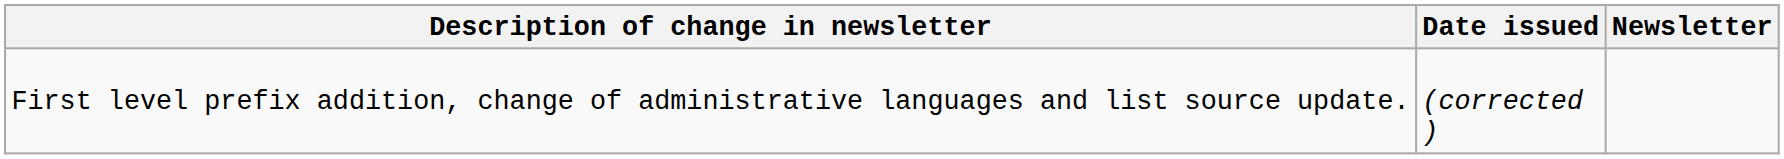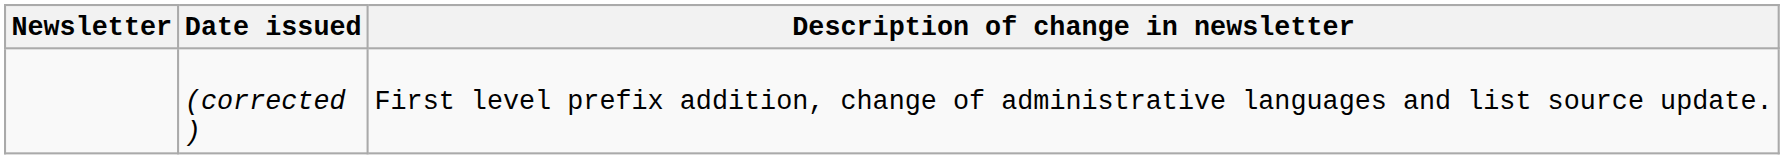columns swapped: (1692, 27) <-> (710, 27)
